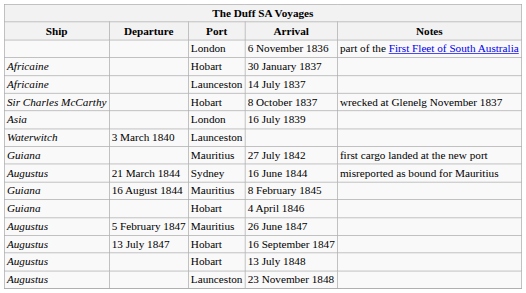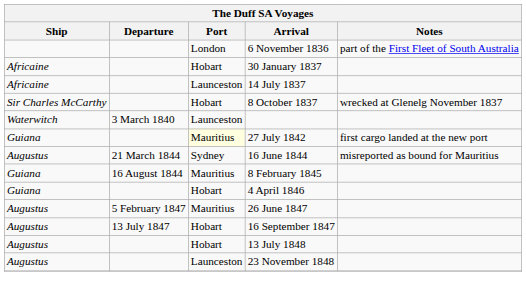- row: (17, 119)
(213, 155) no background -> (213, 137) lightyellow background
